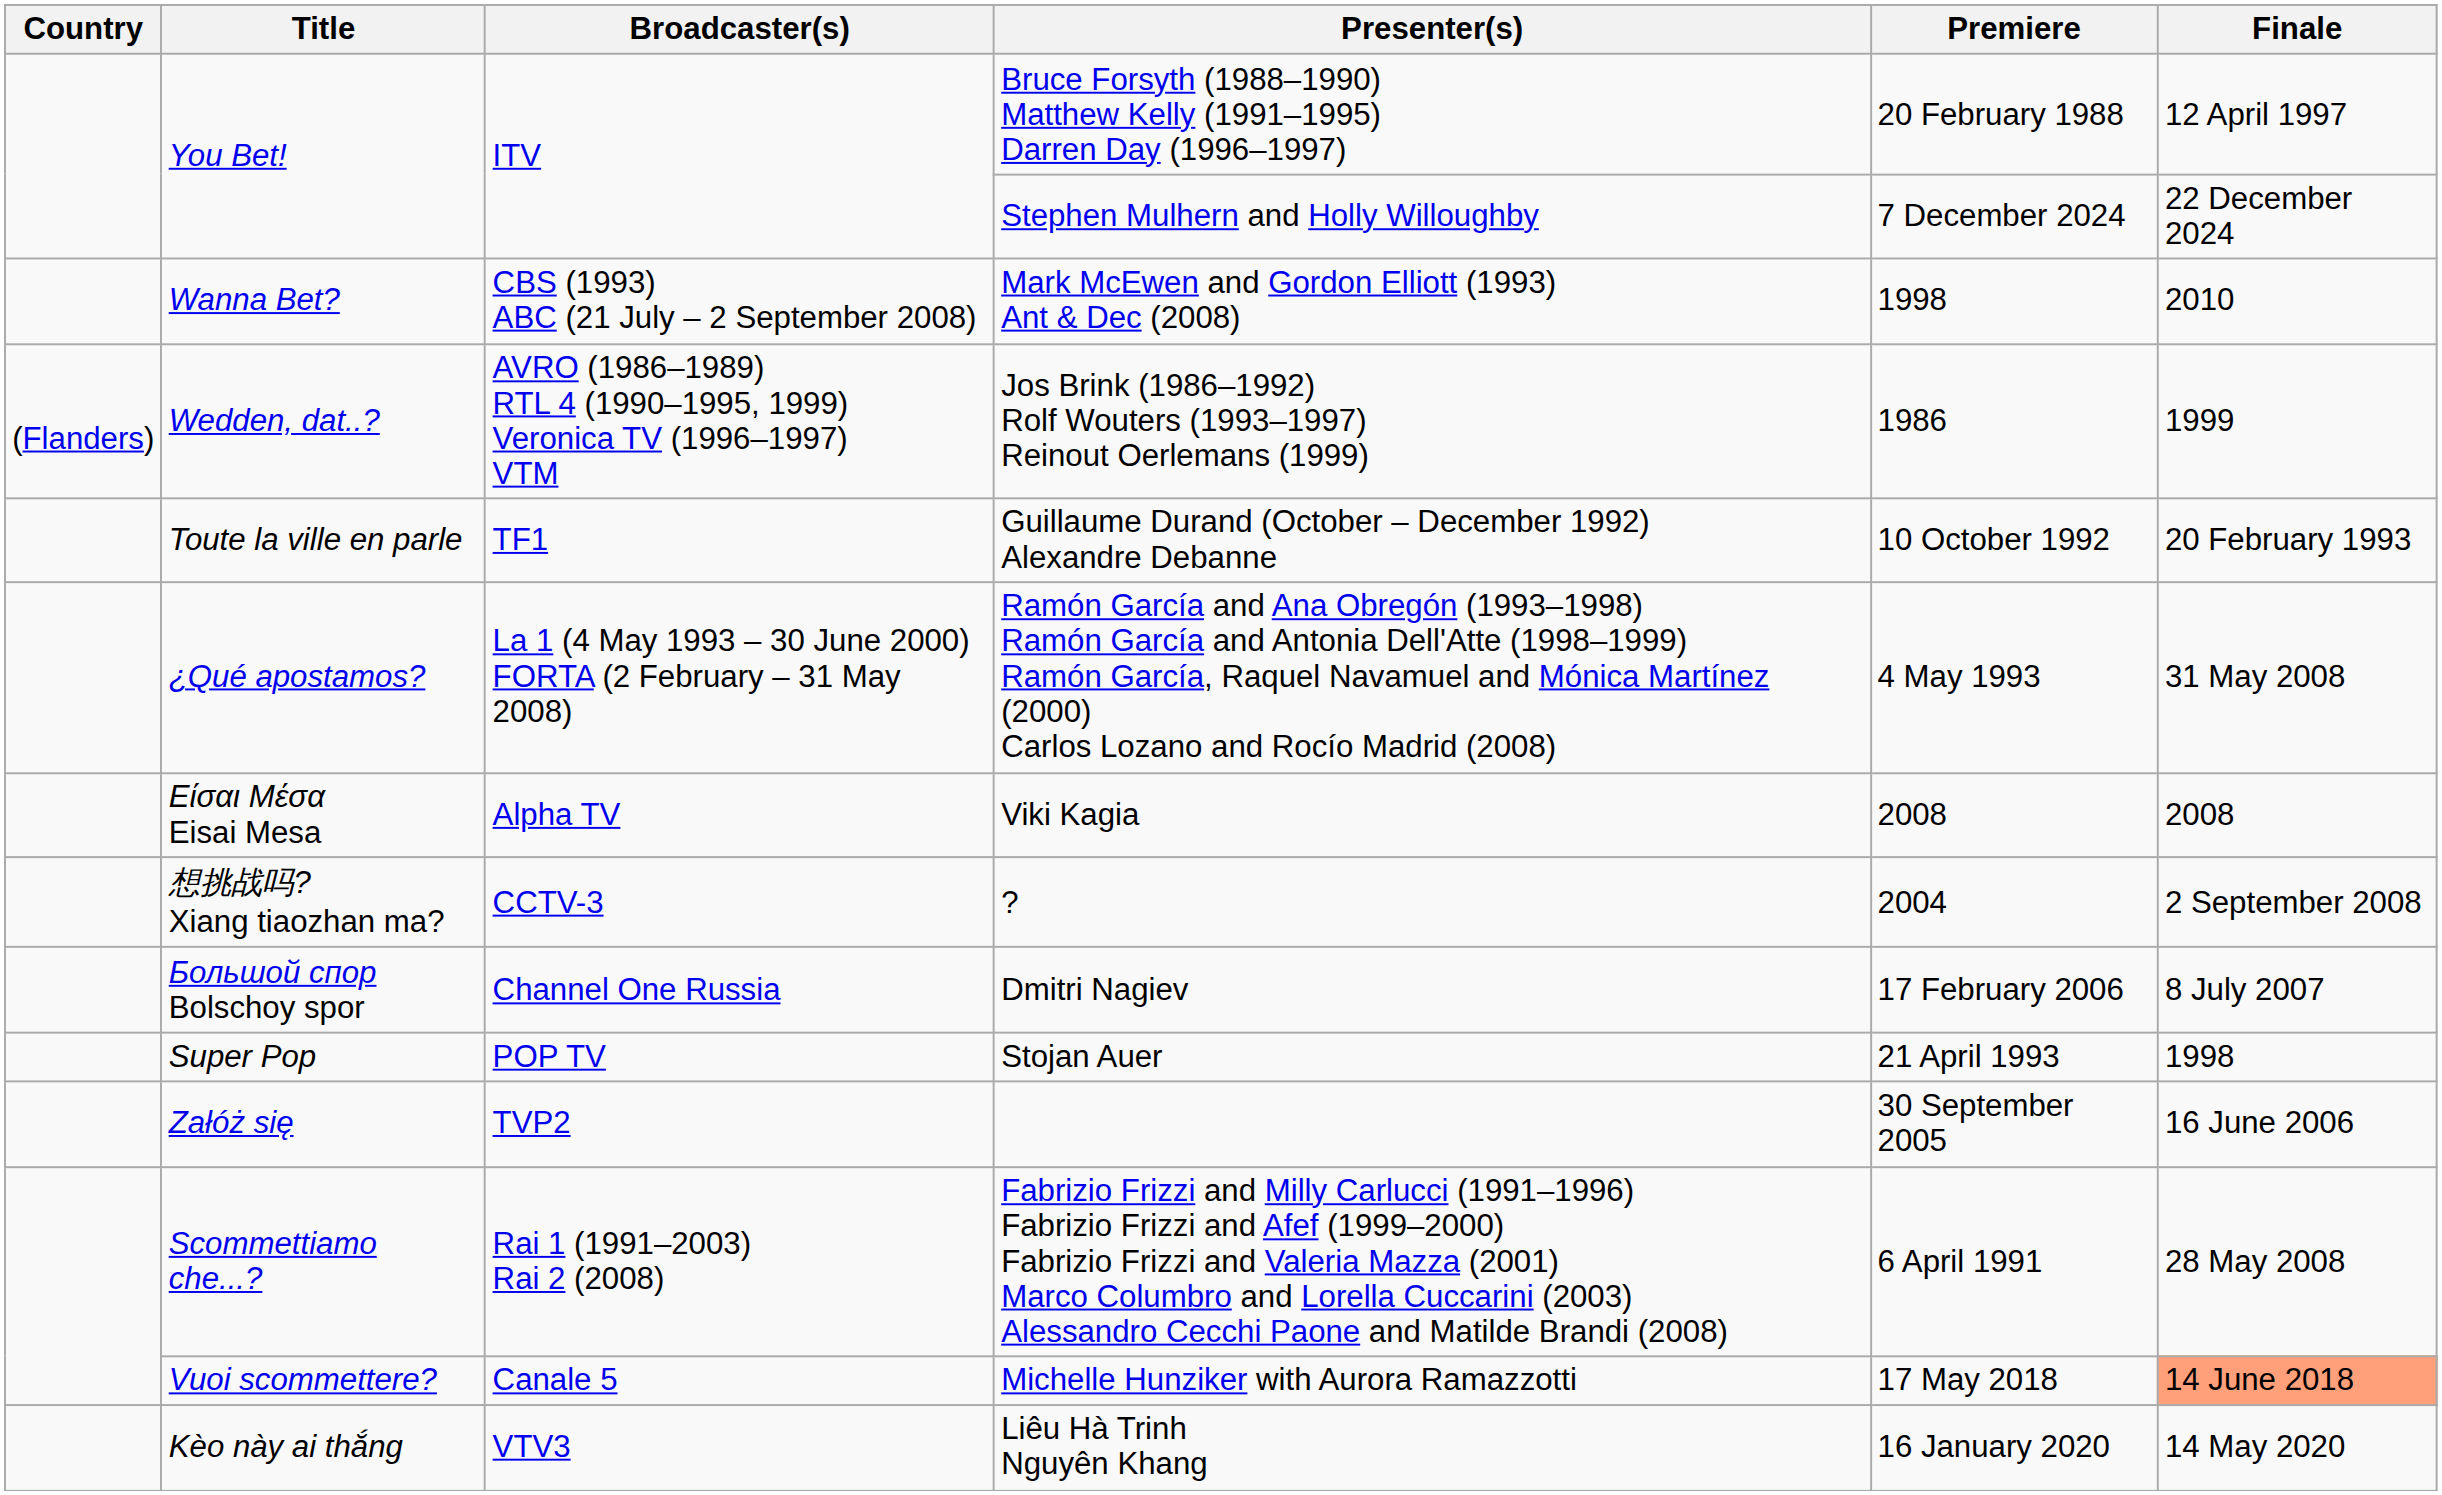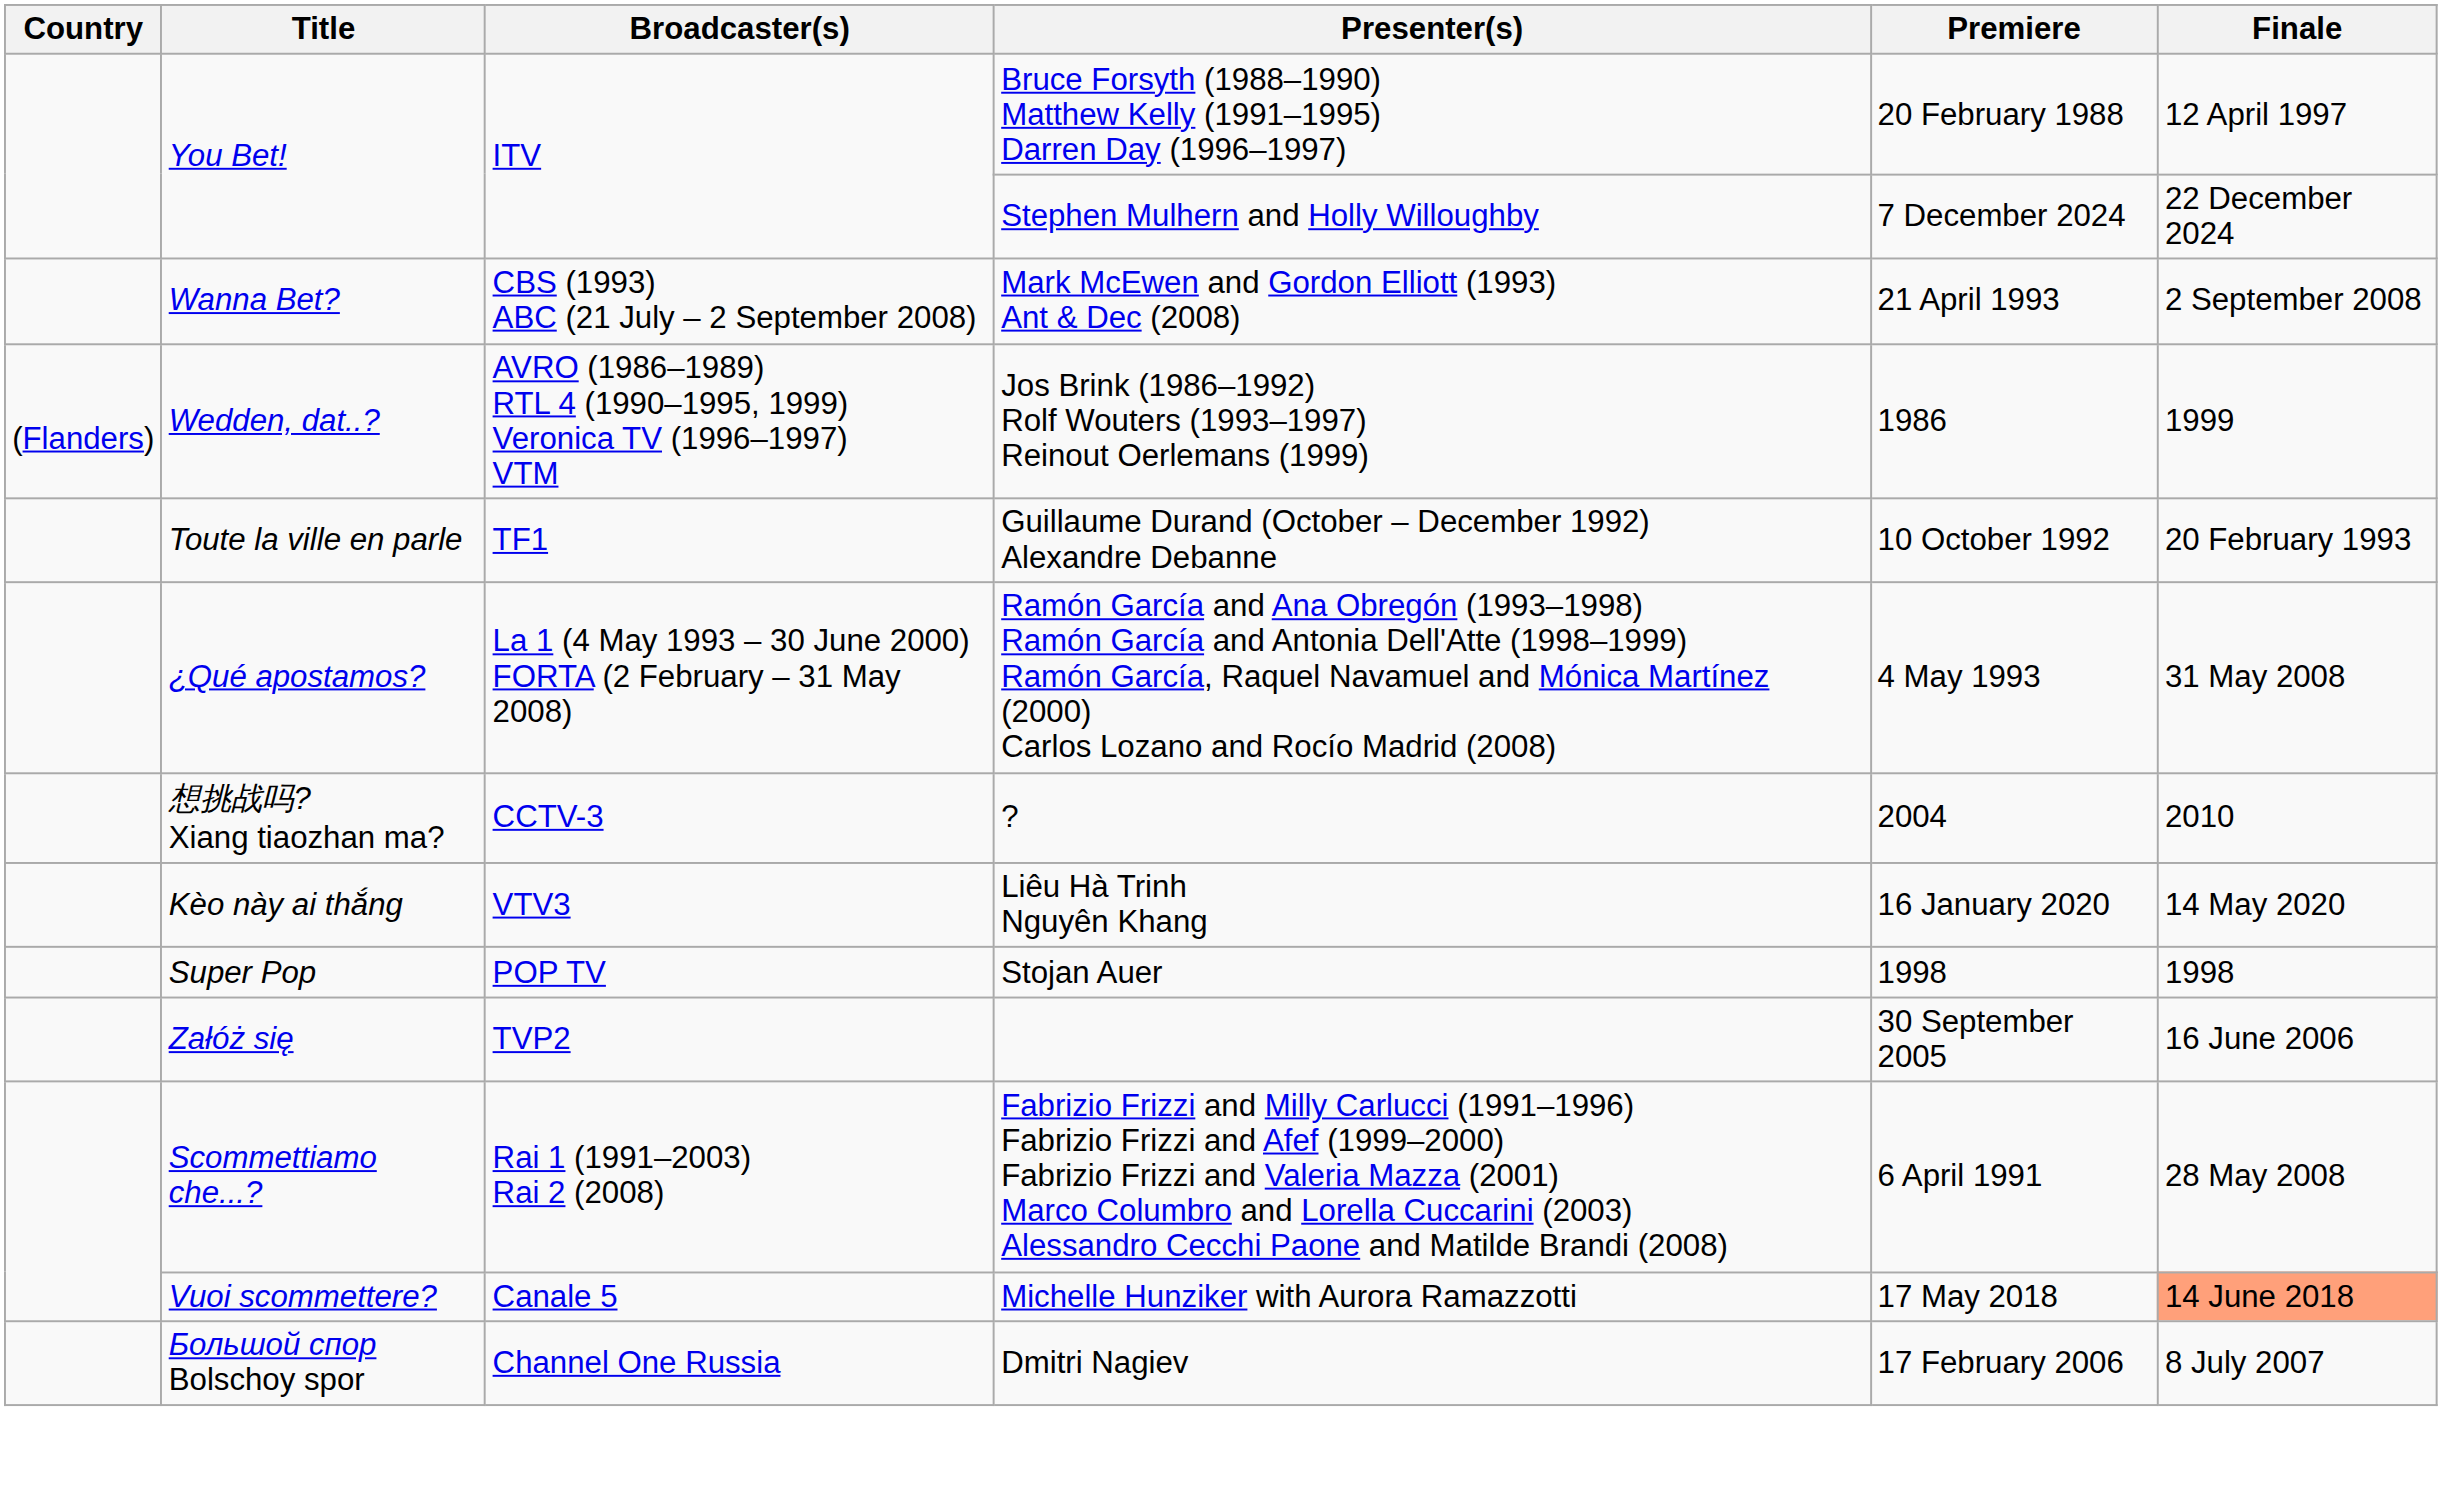(1912, 300) 1998 -> (1969, 300) 21 April 1993
(2200, 300) 2010 -> (2293, 300) 2 September 2008
- row: (1070, 814)
(2293, 901) 2 September 2008 -> (2200, 817) 2010
rows swapped: (1095, 989) <-> (1104, 1447)
(1969, 1056) 21 April 1993 -> (1912, 971) 1998
